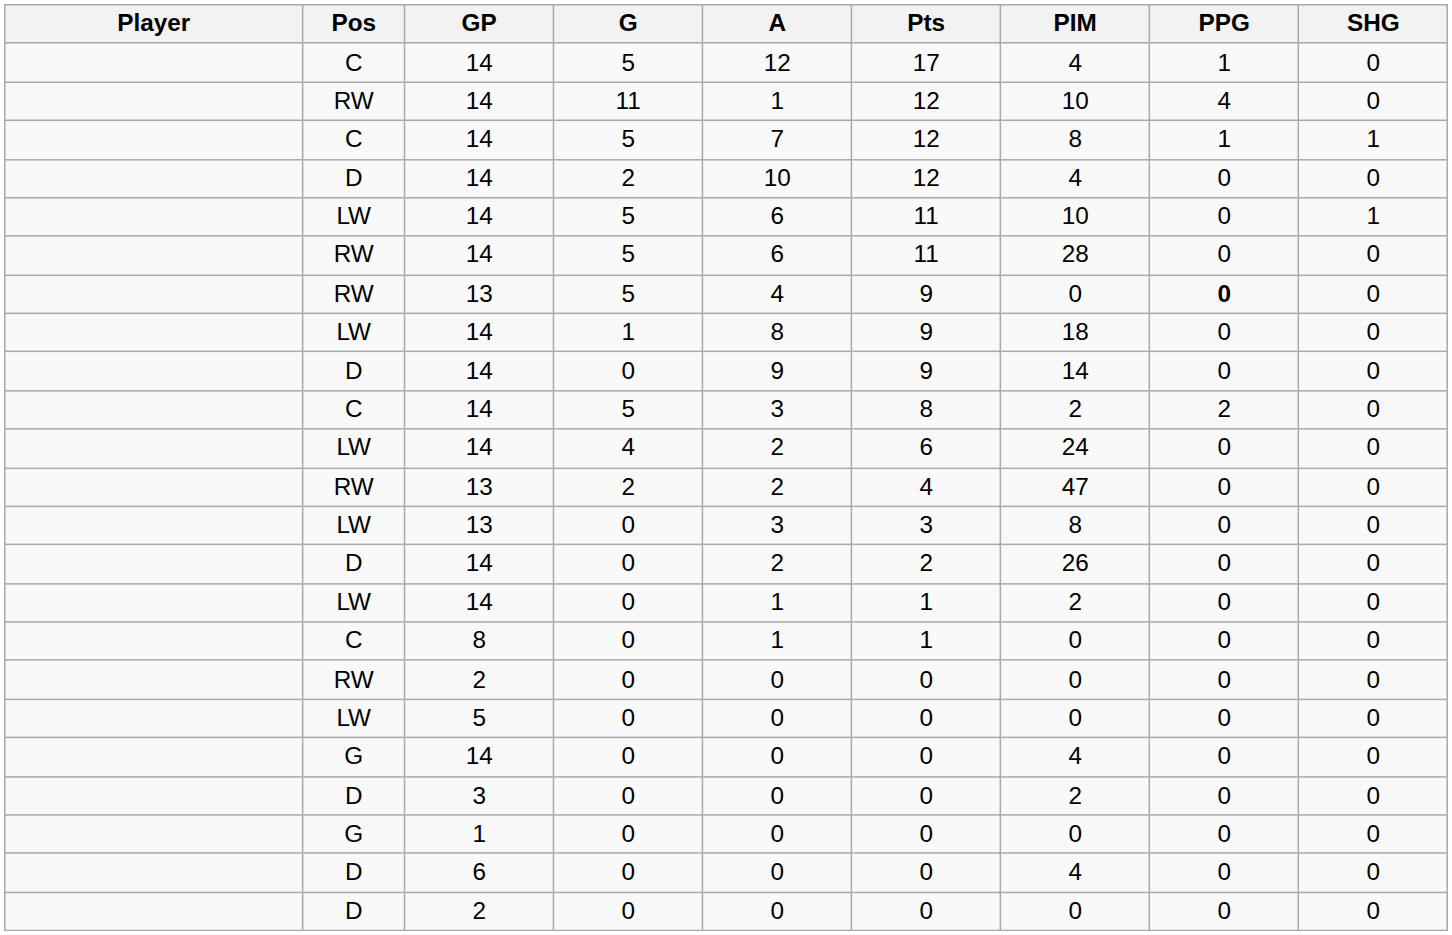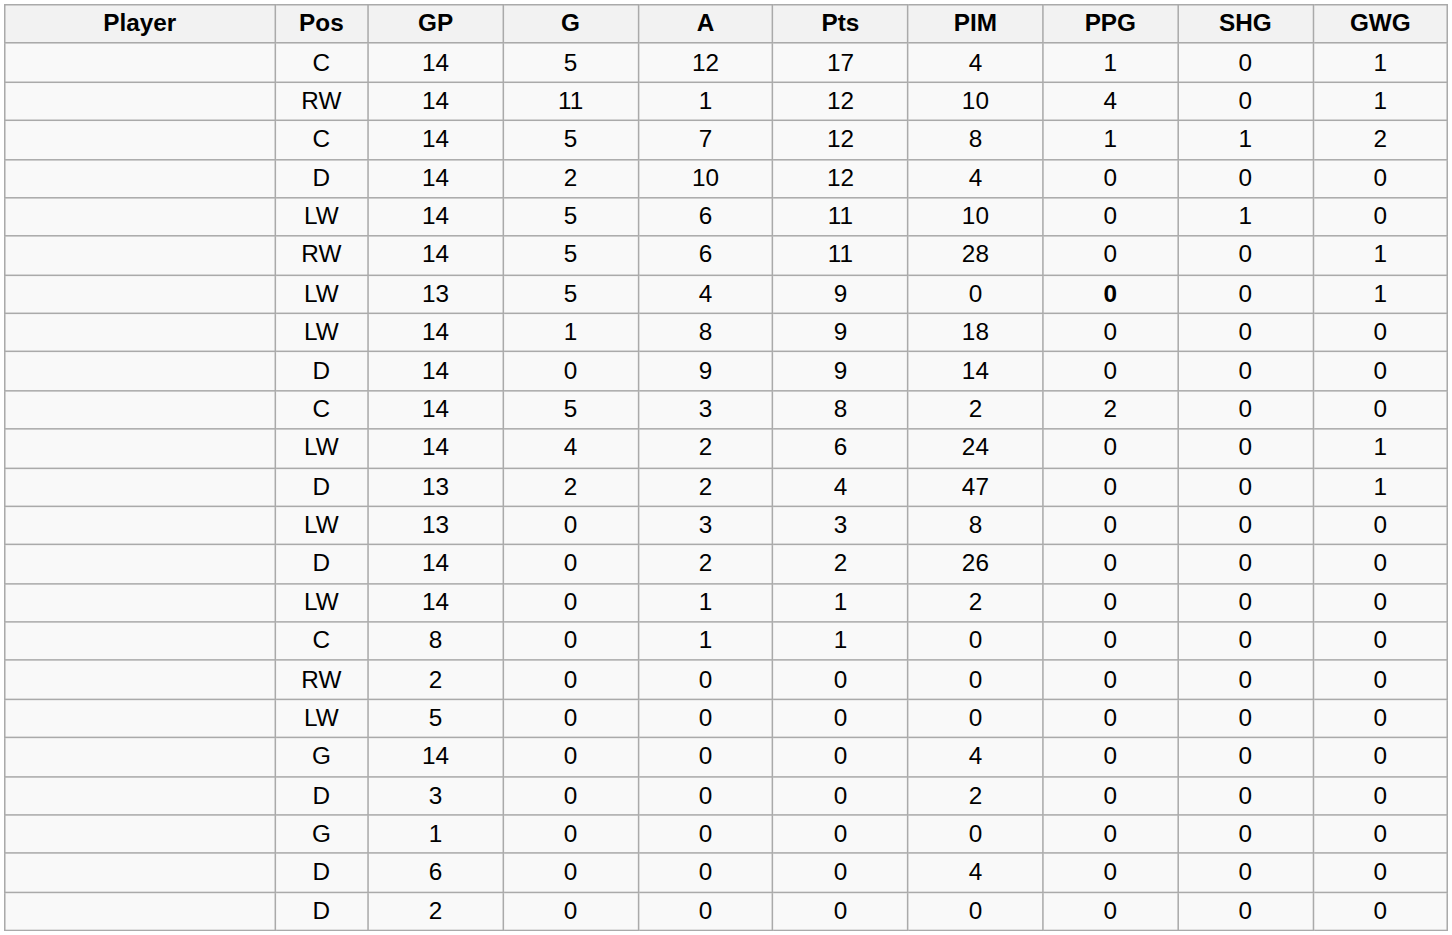+ column: (1380, 23)
(354, 293) RW -> (321, 293) LW
(354, 486) RW -> (321, 486) D
